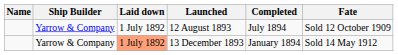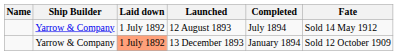(348, 27) Sold 12 October 1909 -> (341, 27) Sold 14 May 1912
(341, 43) Sold 14 May 1912 -> (348, 43) Sold 12 October 1909
